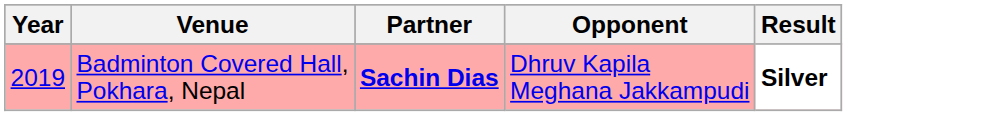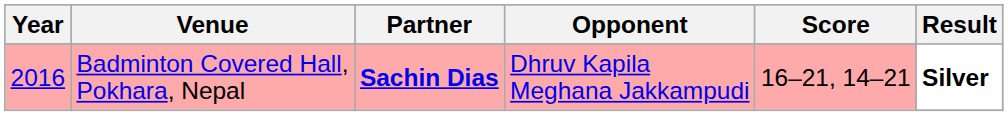+ column: (836, 25)
(38, 77) 2019 -> (38, 77) 2016
